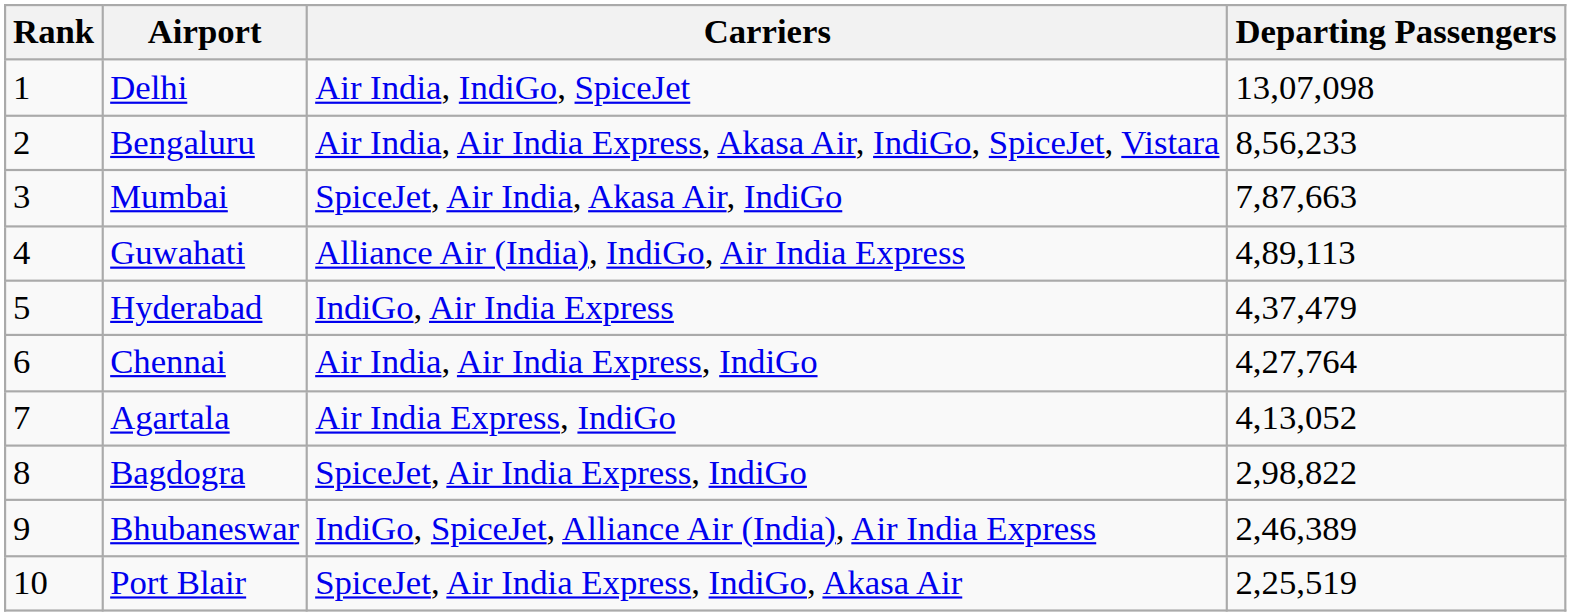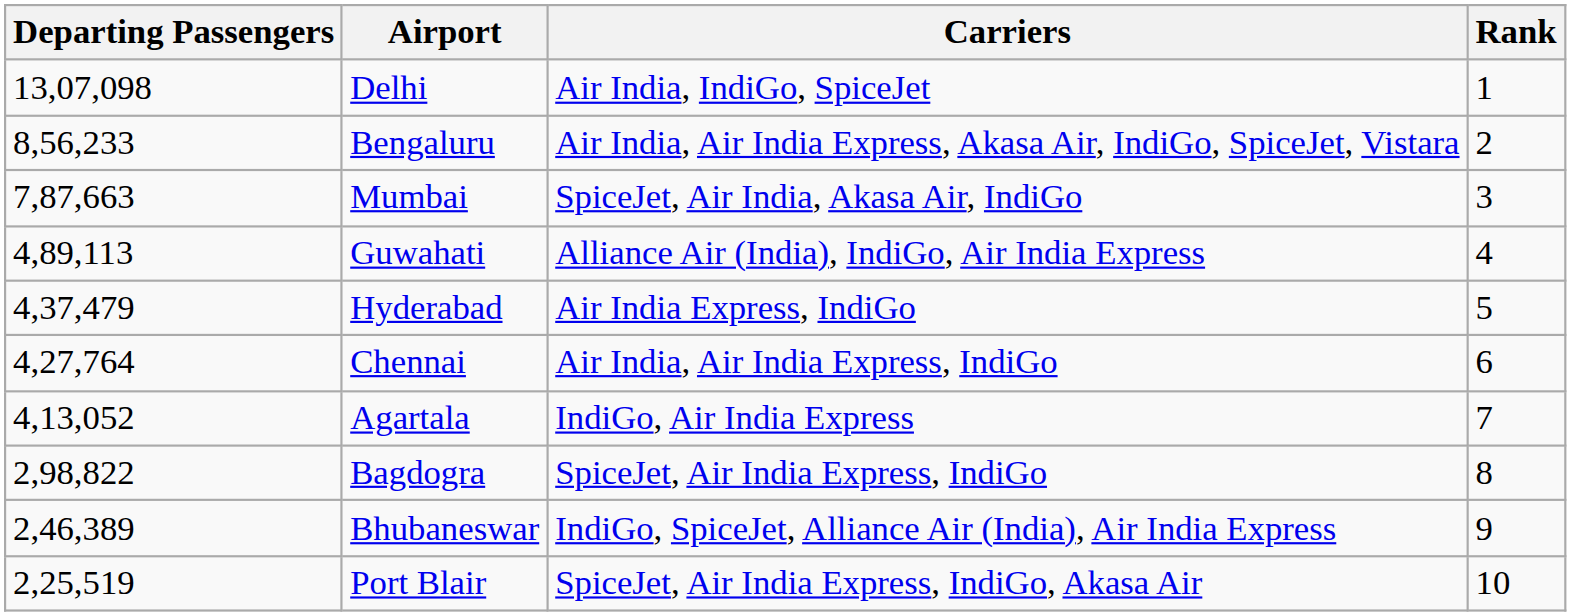columns swapped: (54, 32) <-> (1396, 32)
(495, 307) IndiGo, Air India Express -> (736, 307) Air India Express, IndiGo
(495, 417) Air India Express, IndiGo -> (735, 417) IndiGo, Air India Express
